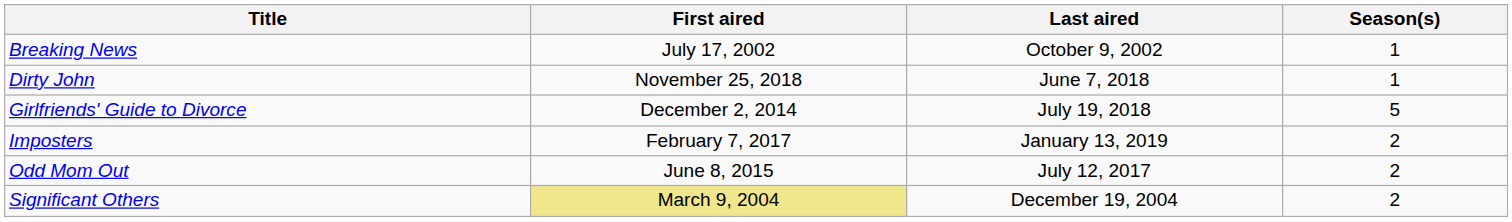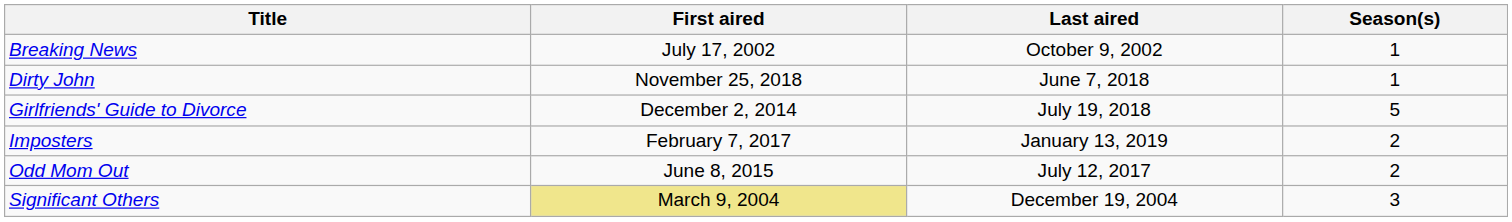(1395, 200) 2 -> (1395, 200) 3
